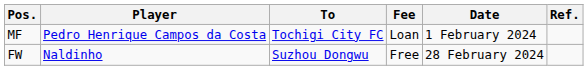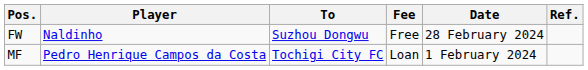rows swapped: (15, 35) <-> (15, 55)
